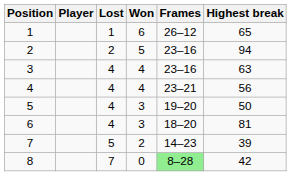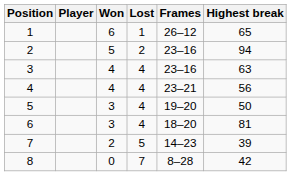columns swapped: (142, 13) <-> (111, 13)
(180, 161) lightgreen background -> (180, 161) no background
